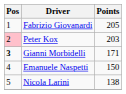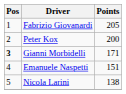(8, 39) pink background -> (8, 39) no background
(113, 39) 203 -> (113, 39) 200
(113, 67) 150 -> (113, 67) 151
